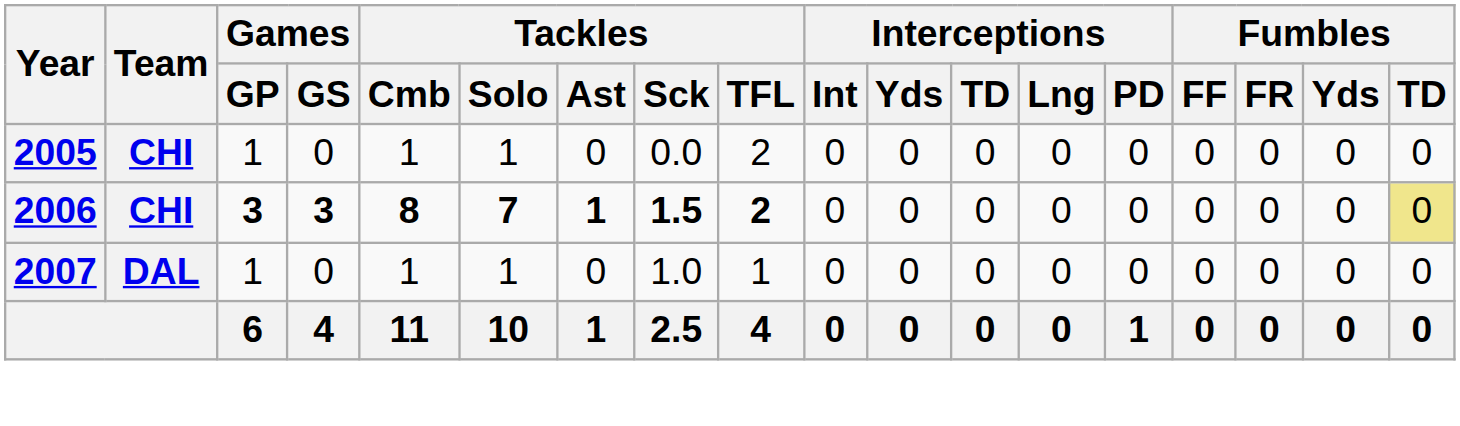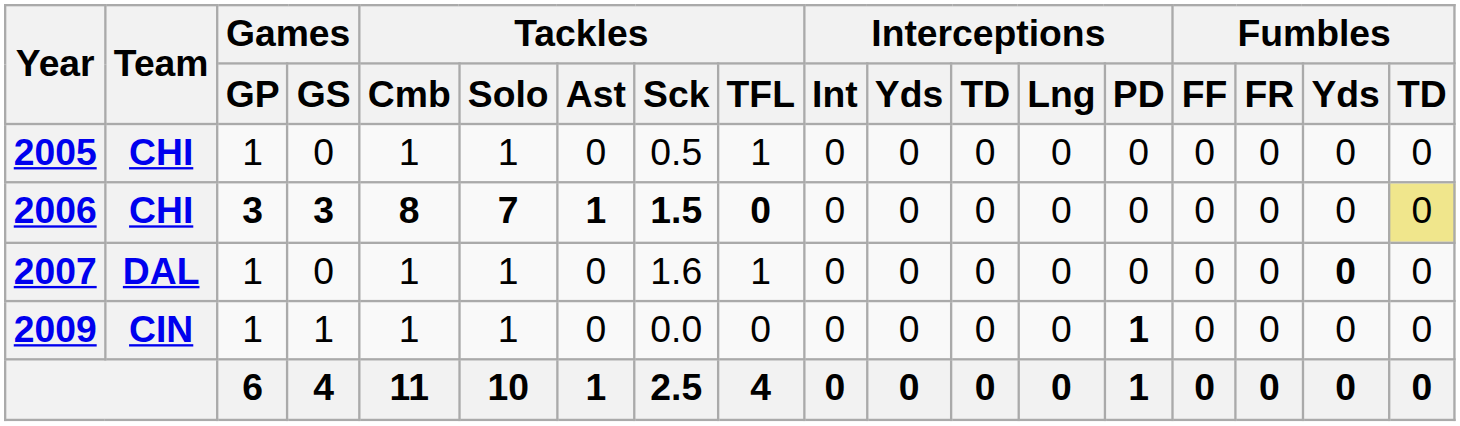(676, 152) 0.0 -> (676, 152) 0.5
(761, 152) 2 -> (761, 152) 1
(761, 211) 2 -> (761, 211) 0
(676, 270) 1.0 -> (676, 270) 1.6
(1346, 270) normal -> (1346, 270) bold
+ row: (55, 329)
